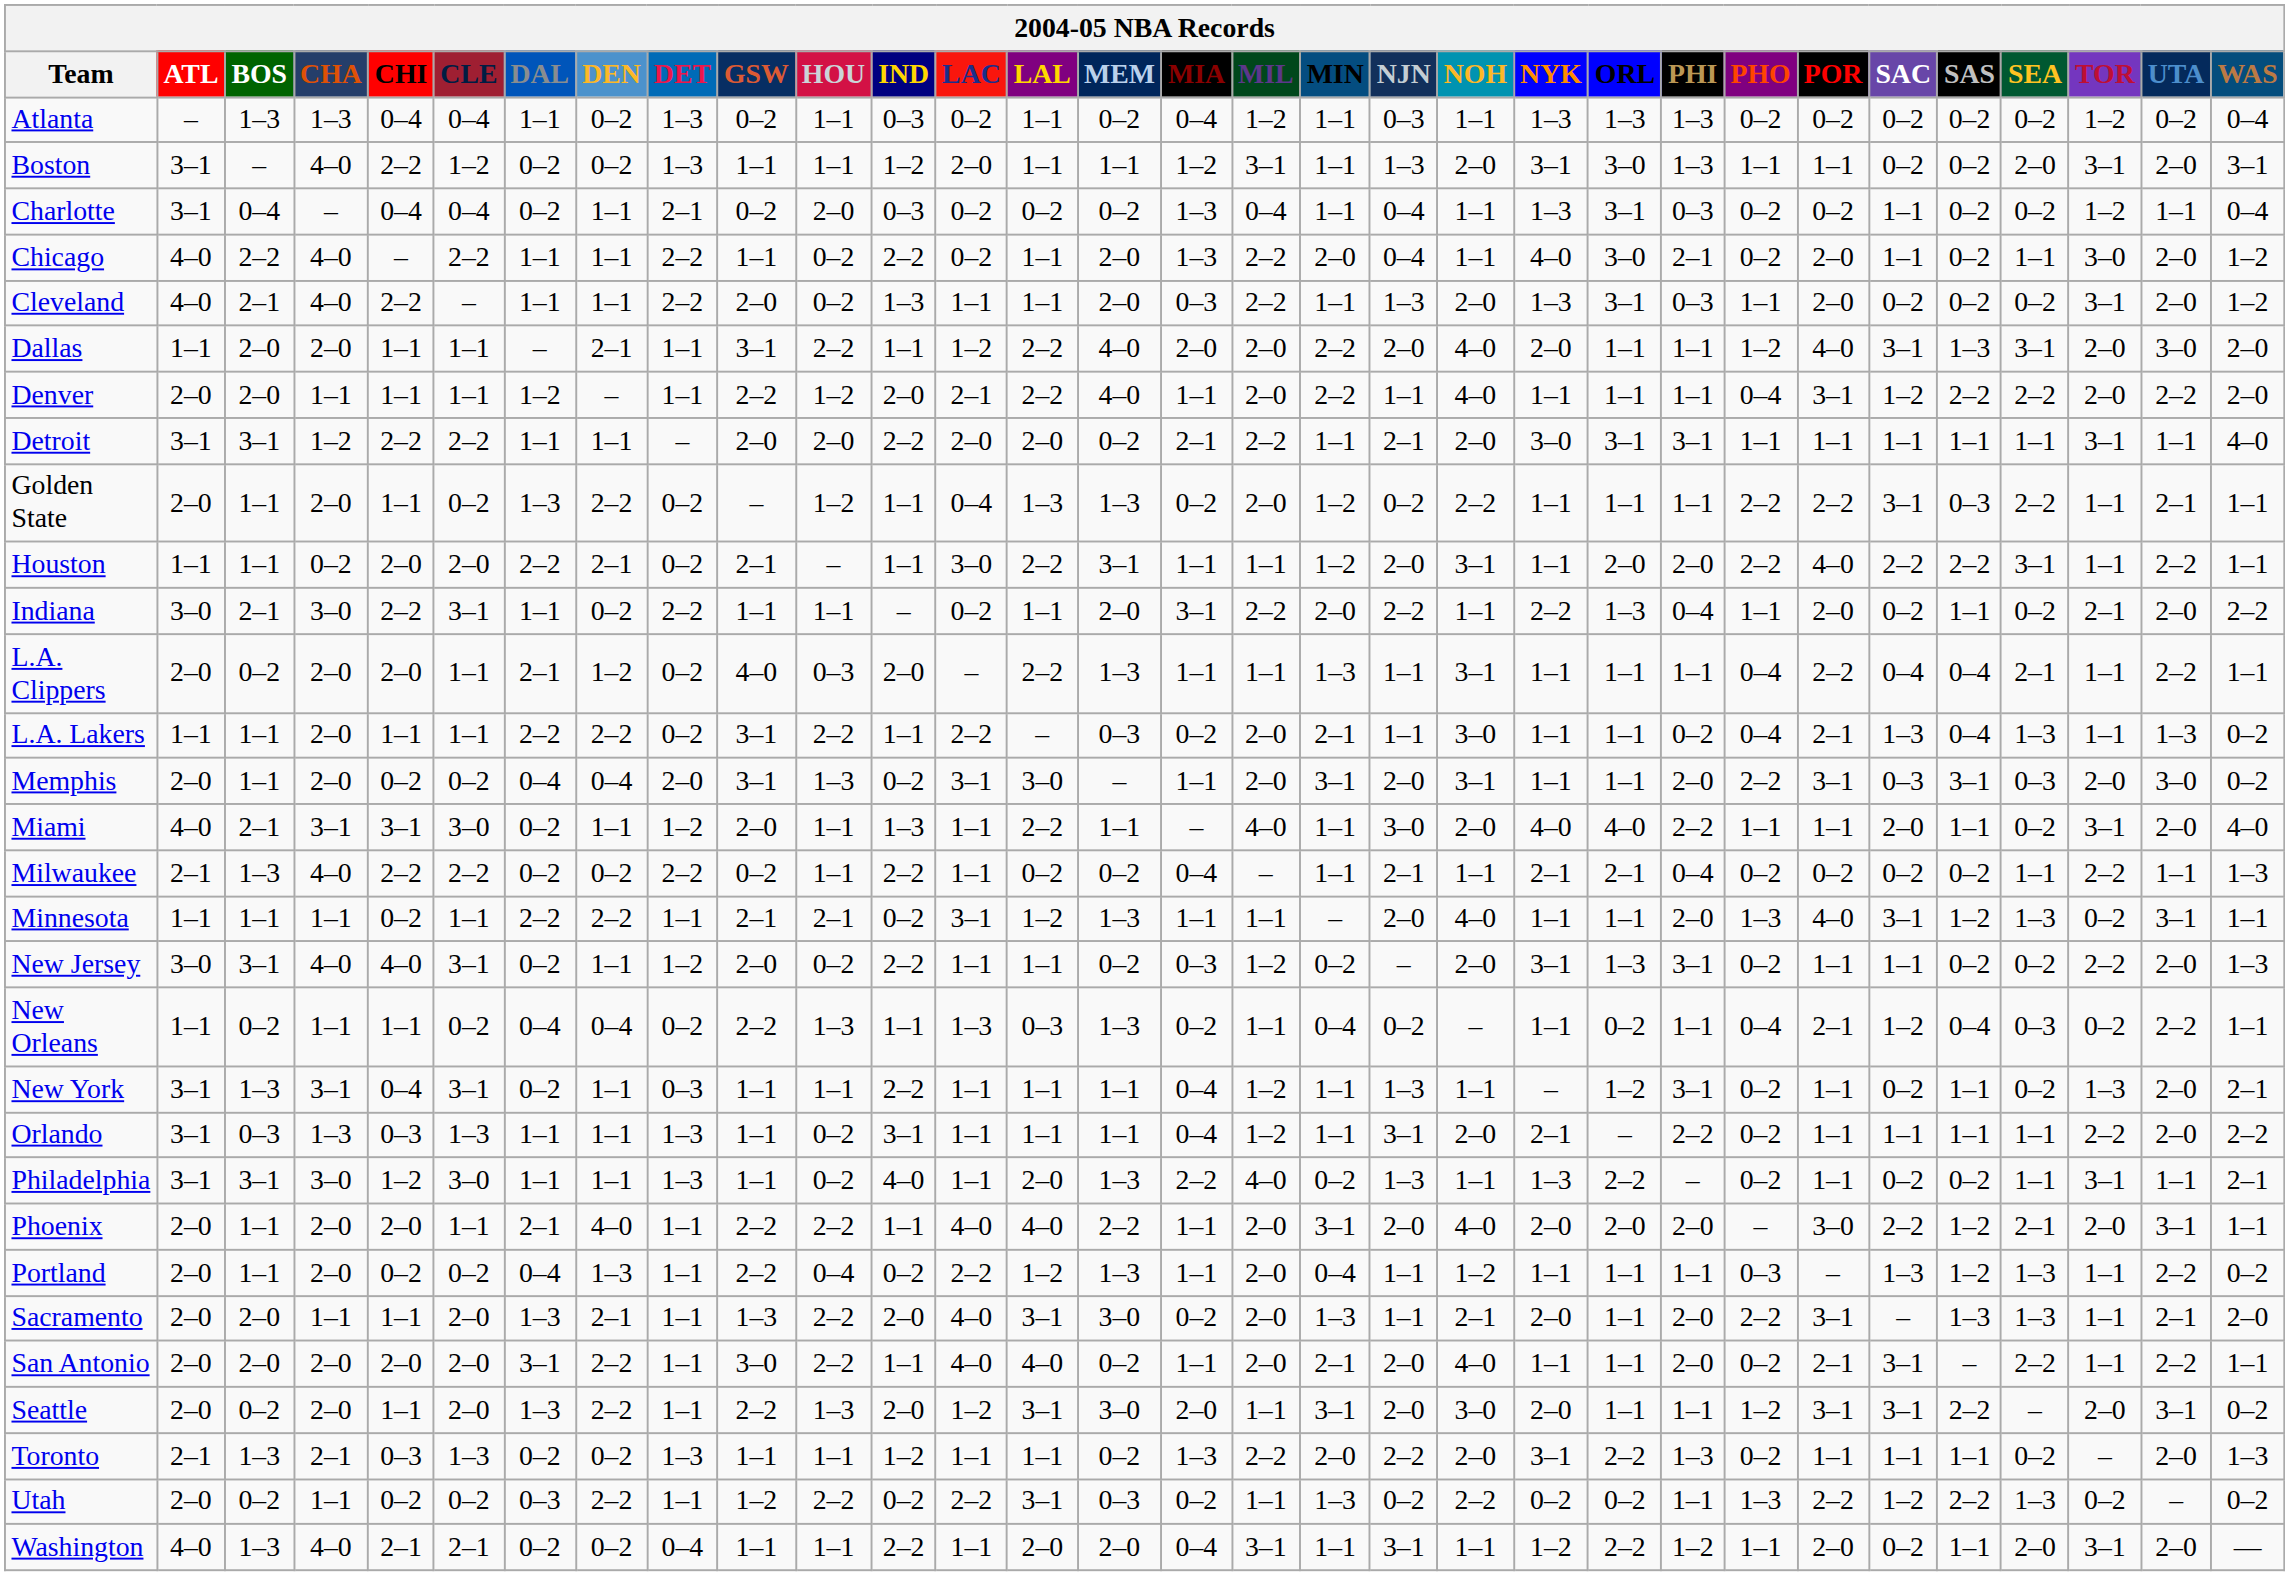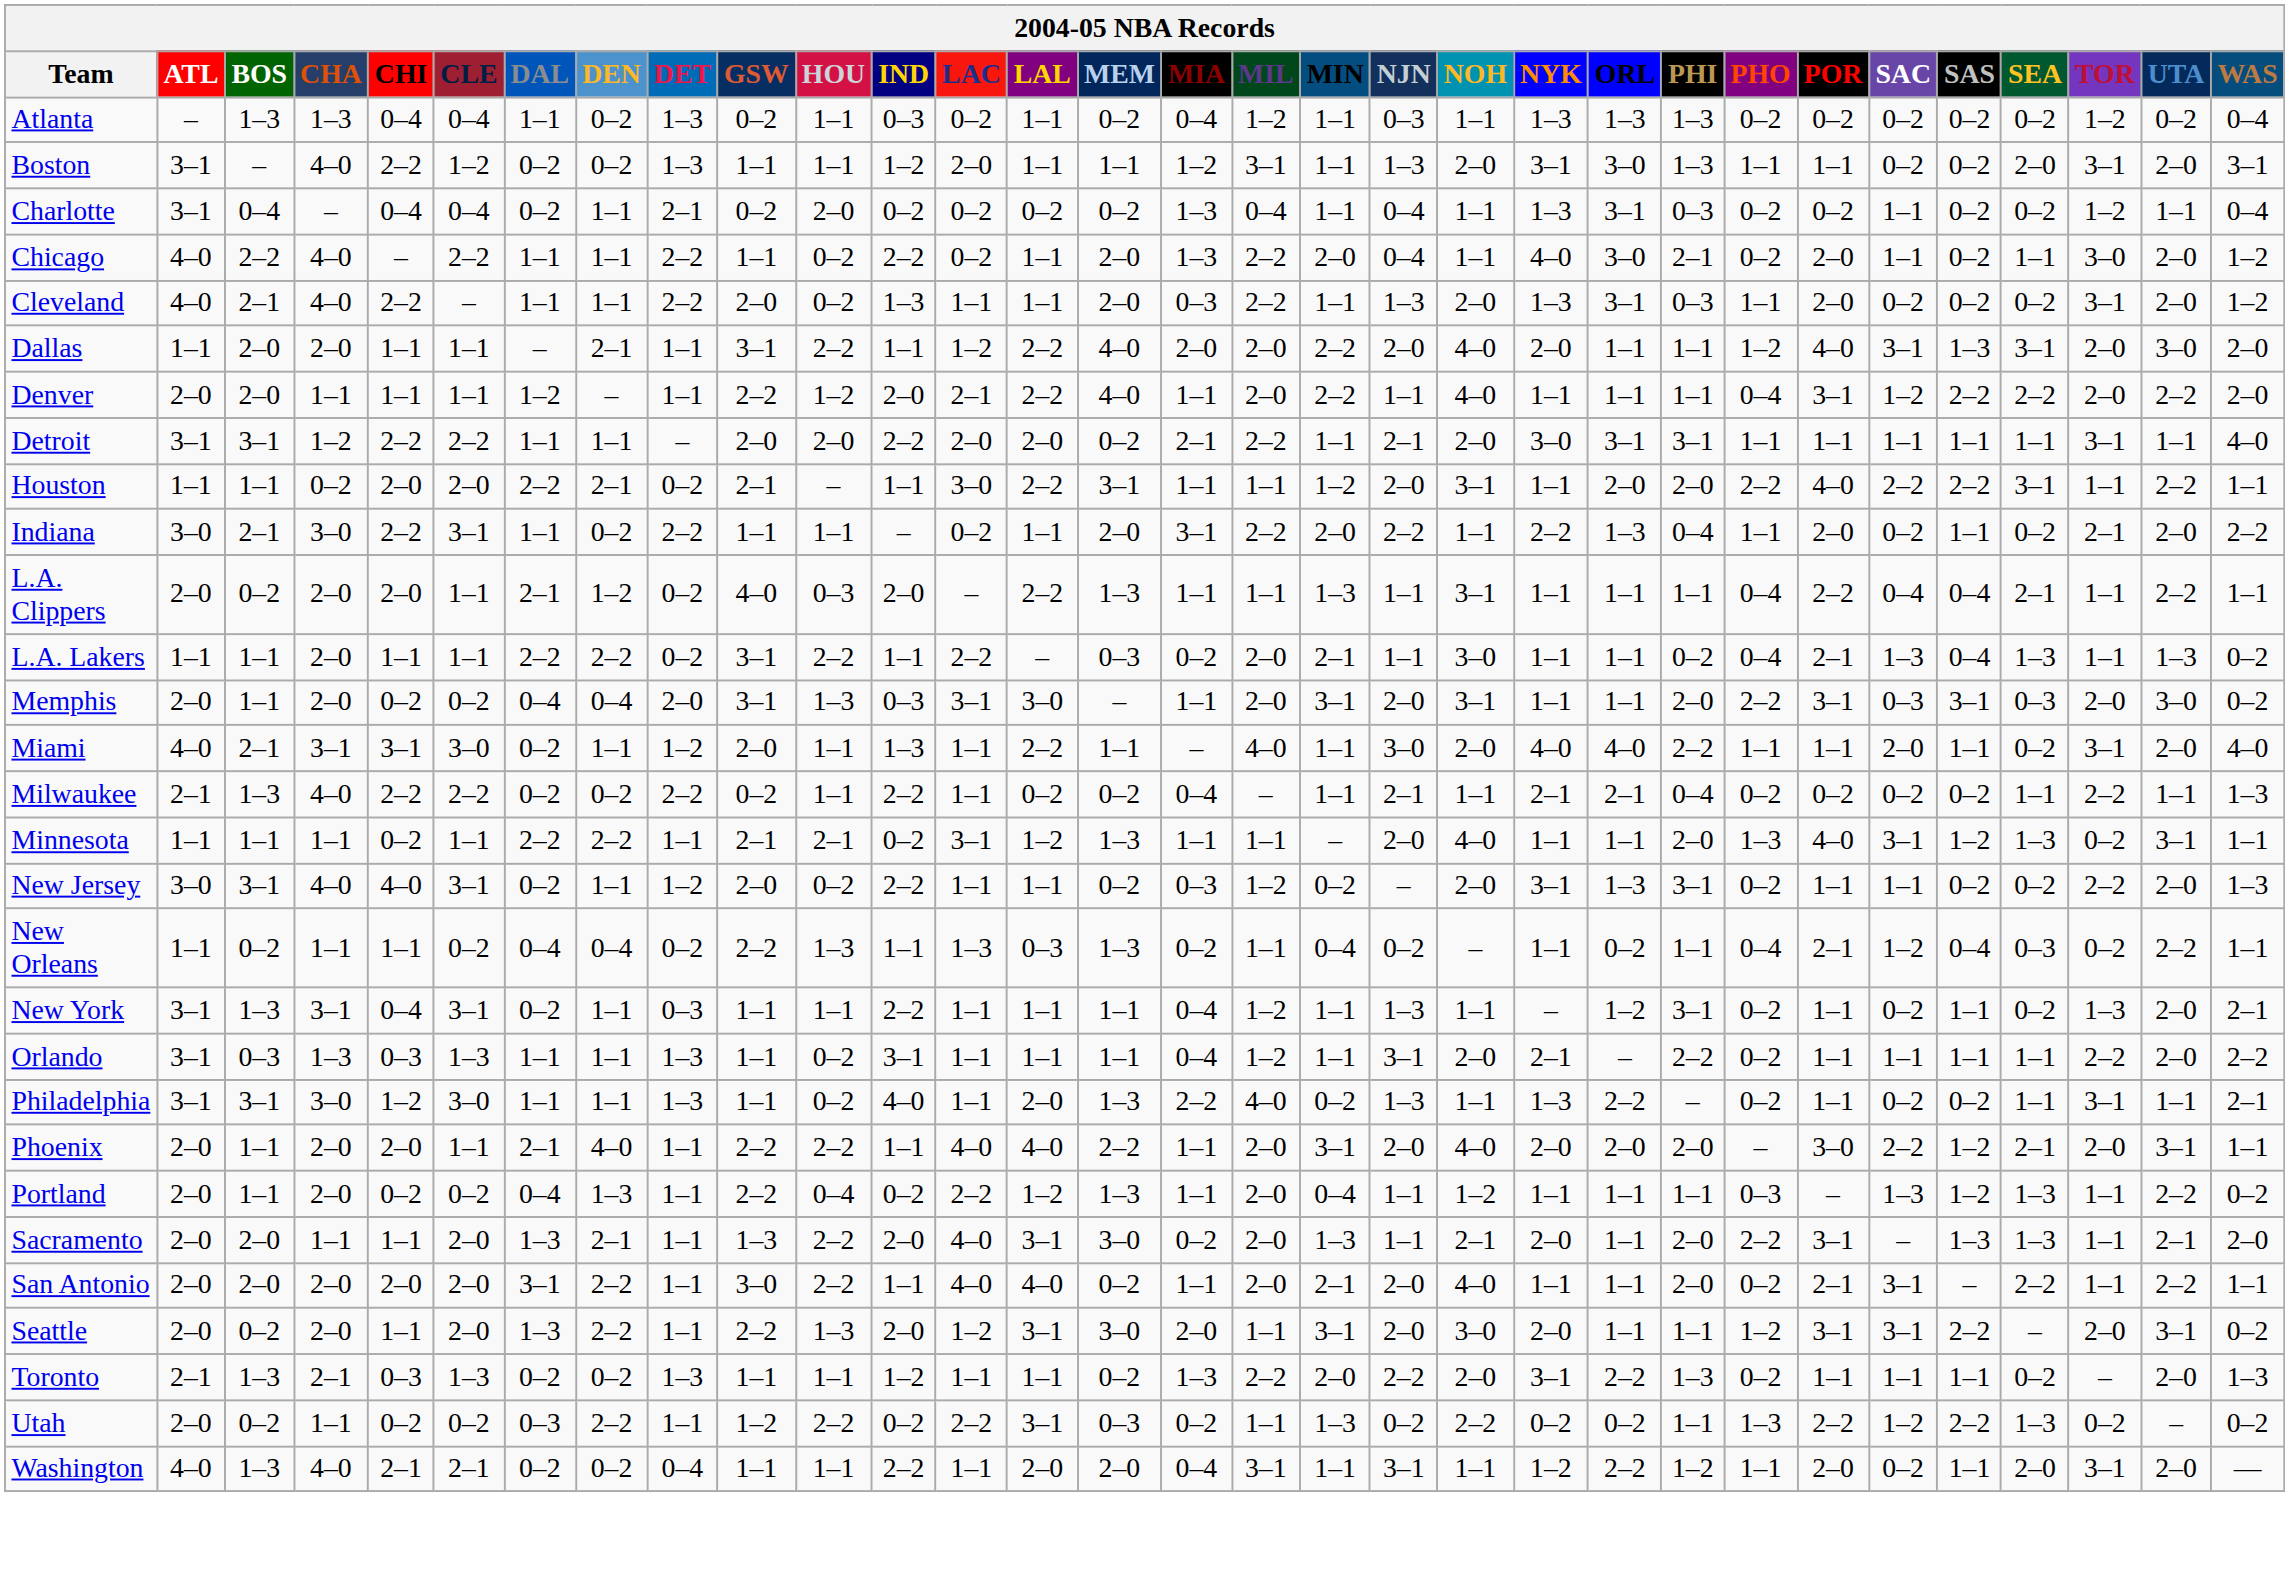(904, 211) 0–3 -> (904, 211) 0–2
- row: (52, 502)
(904, 780) 0–2 -> (904, 702) 0–3
